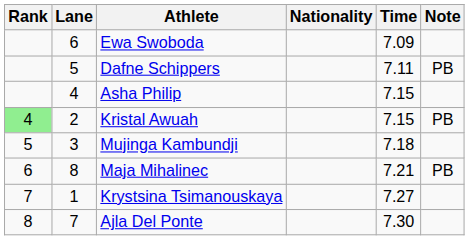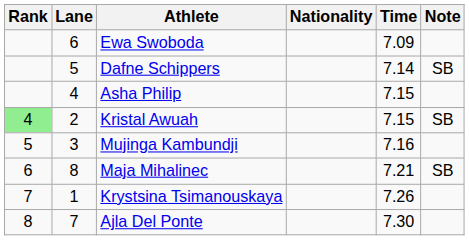(399, 68) 7.11 -> (399, 68) 7.14
(443, 68) PB -> (443, 68) SB
(443, 119) PB -> (443, 119) SB
(399, 145) 7.18 -> (399, 145) 7.16
(443, 171) PB -> (443, 171) SB
(399, 196) 7.27 -> (399, 196) 7.26
